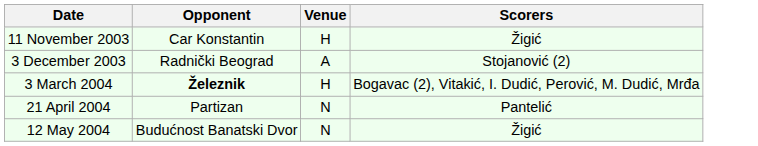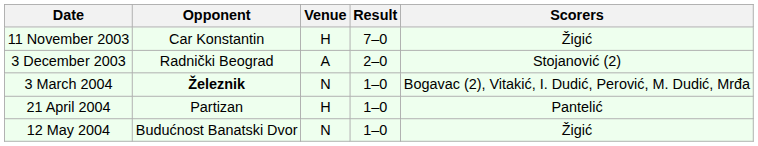+ column: (375, 15)
(325, 84) H -> (325, 84) N
(325, 107) N -> (325, 107) H
